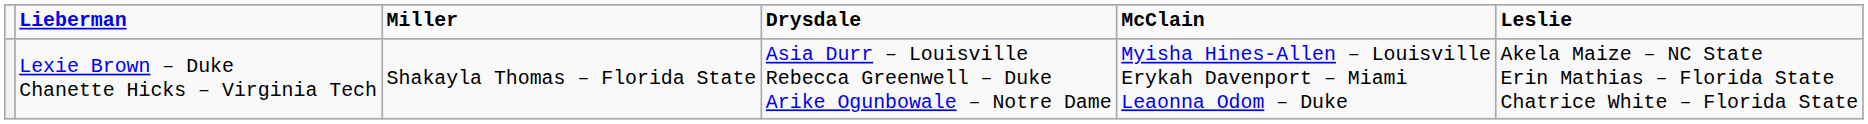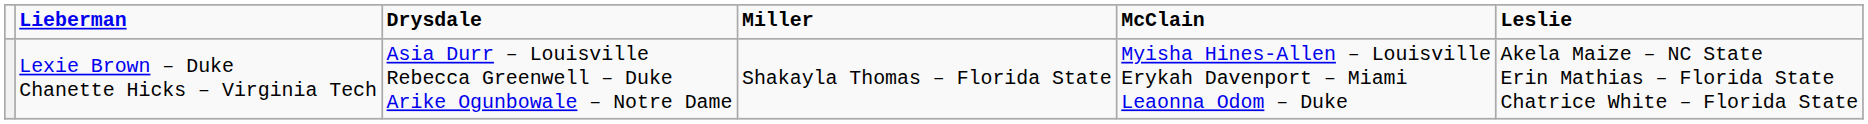columns swapped: (814, 21) <-> (422, 21)
